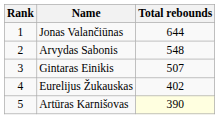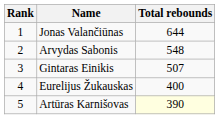(175, 86) 402 -> (175, 86) 400
